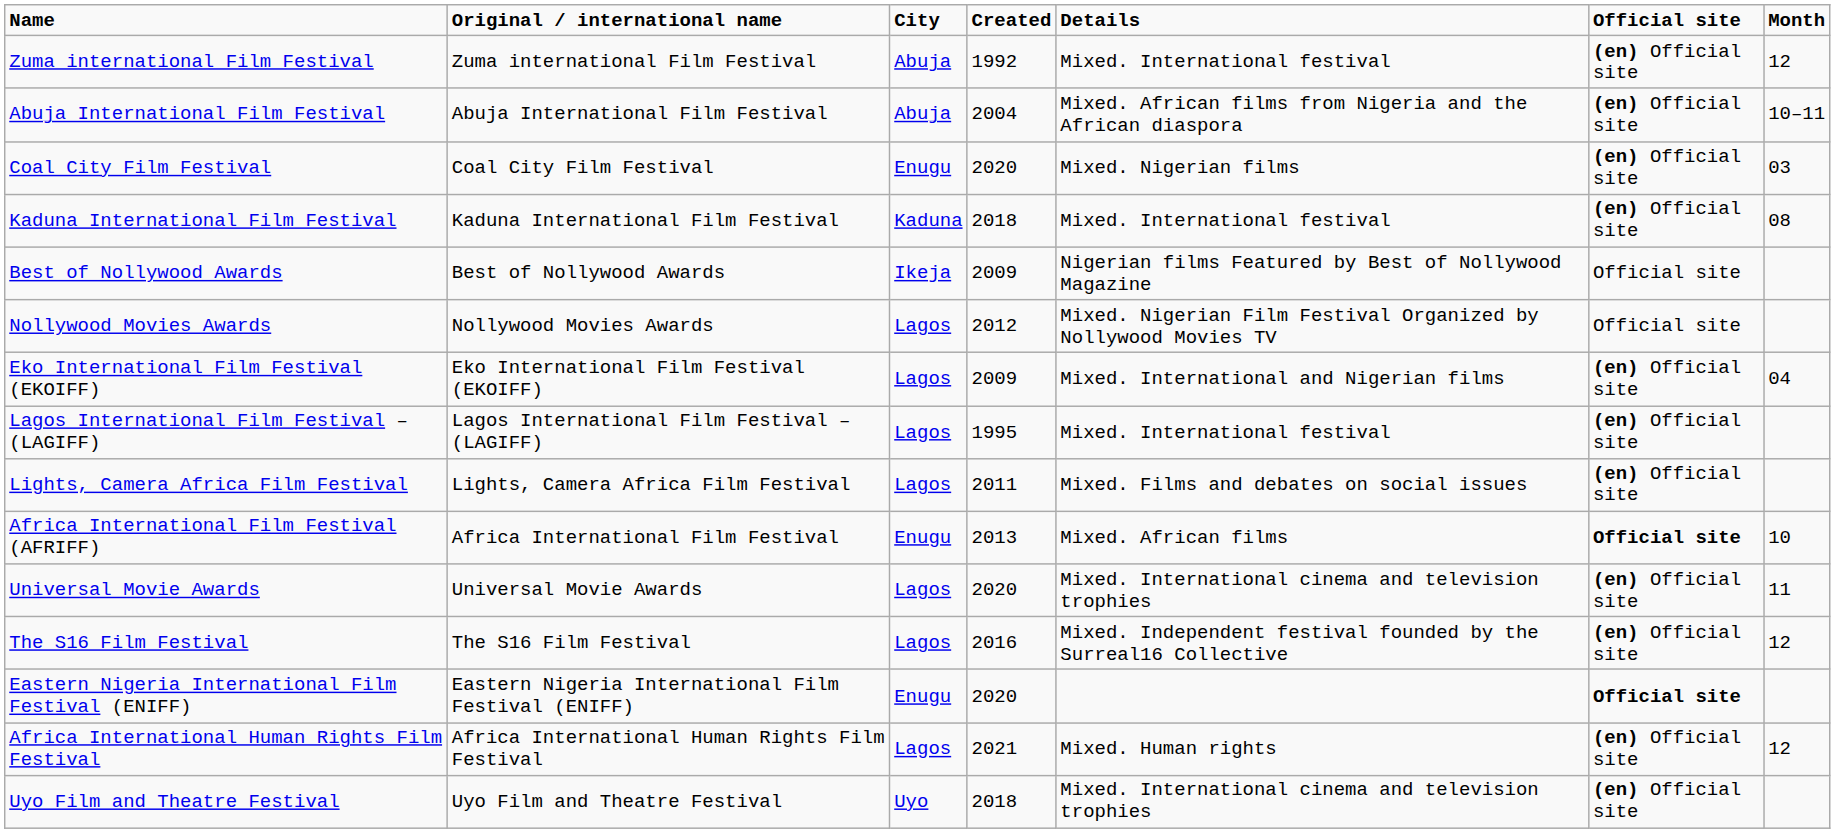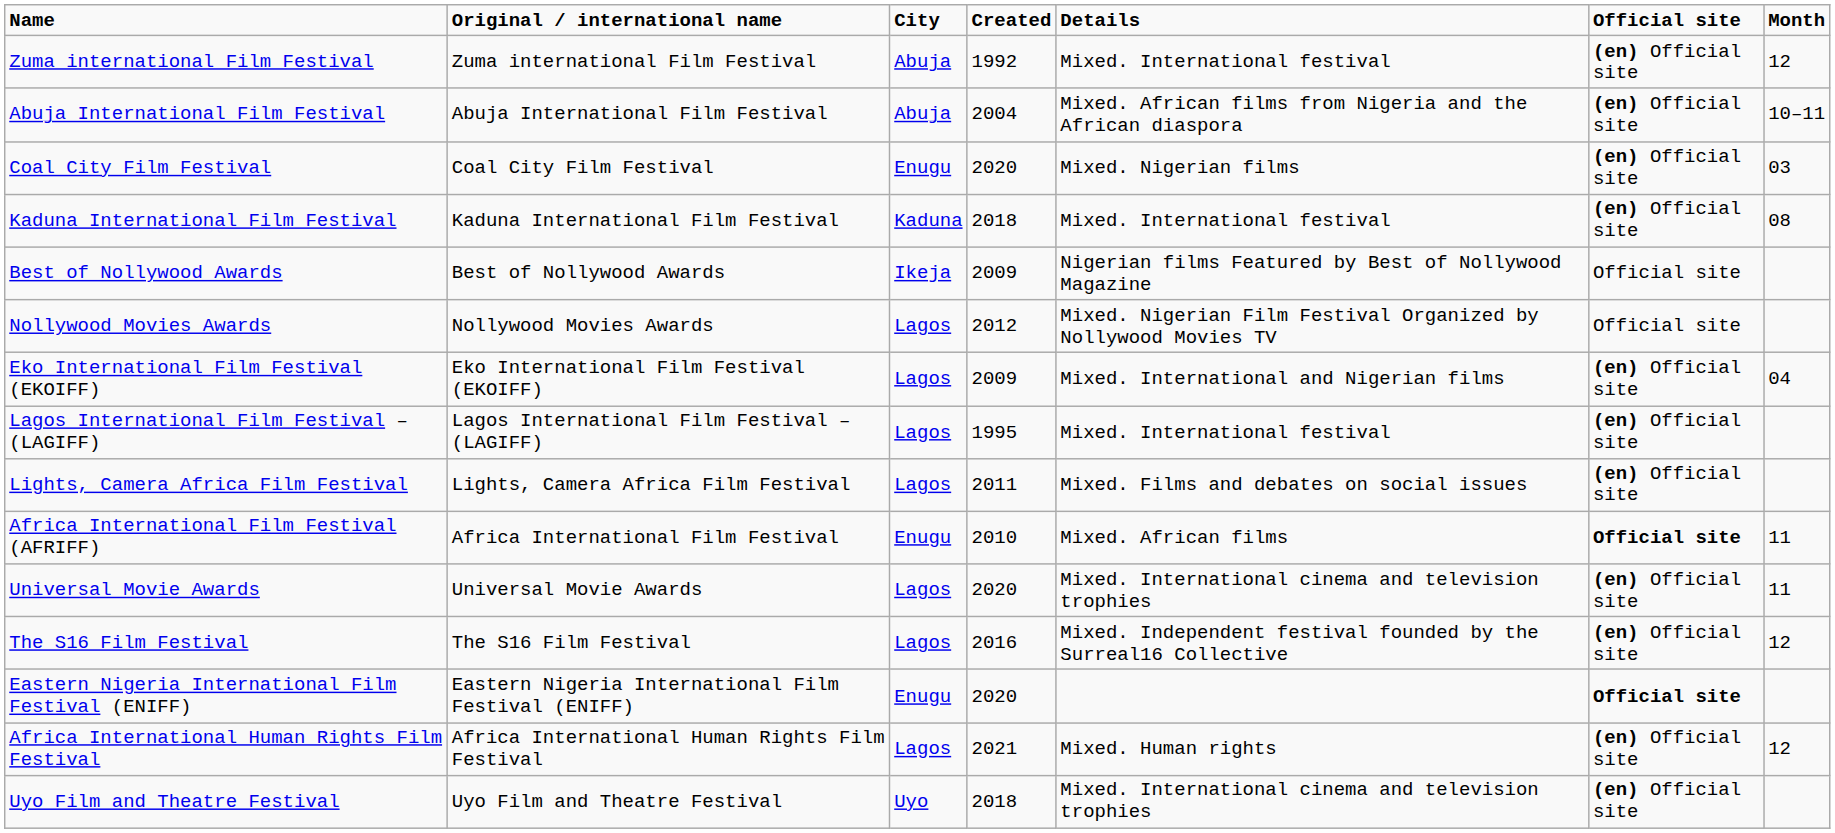(994, 538) 2013 -> (994, 538) 2010
(1780, 538) 10 -> (1780, 538) 11
